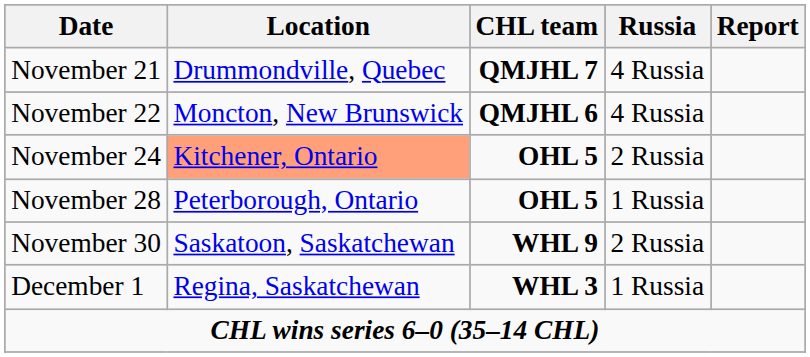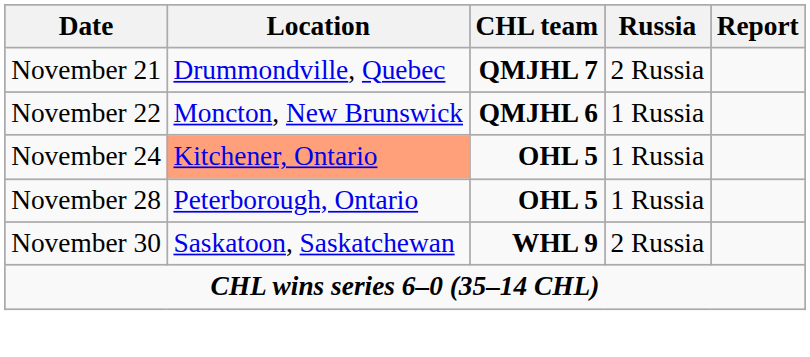(657, 69) 4 Russia -> (657, 69) 2 Russia
(657, 112) 4 Russia -> (657, 112) 1 Russia
(657, 156) 2 Russia -> (657, 156) 1 Russia
- row: (78, 286)
